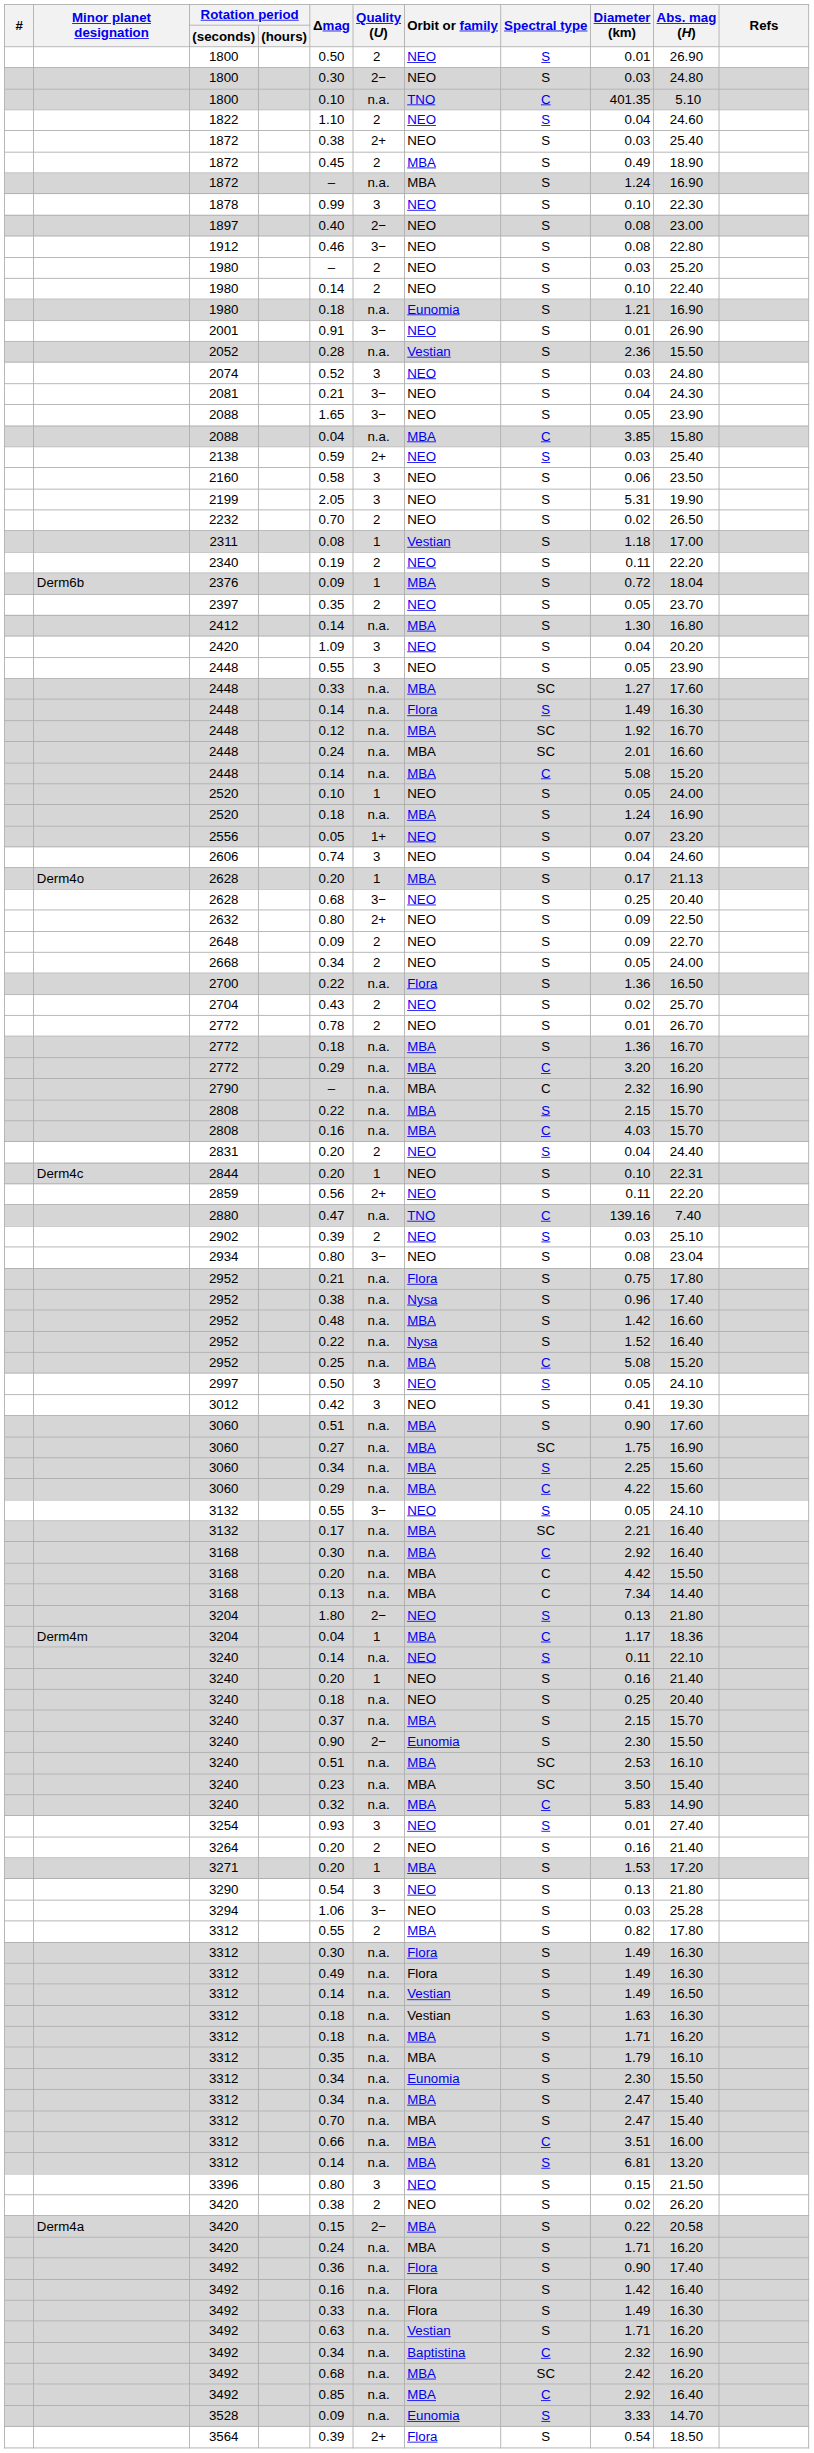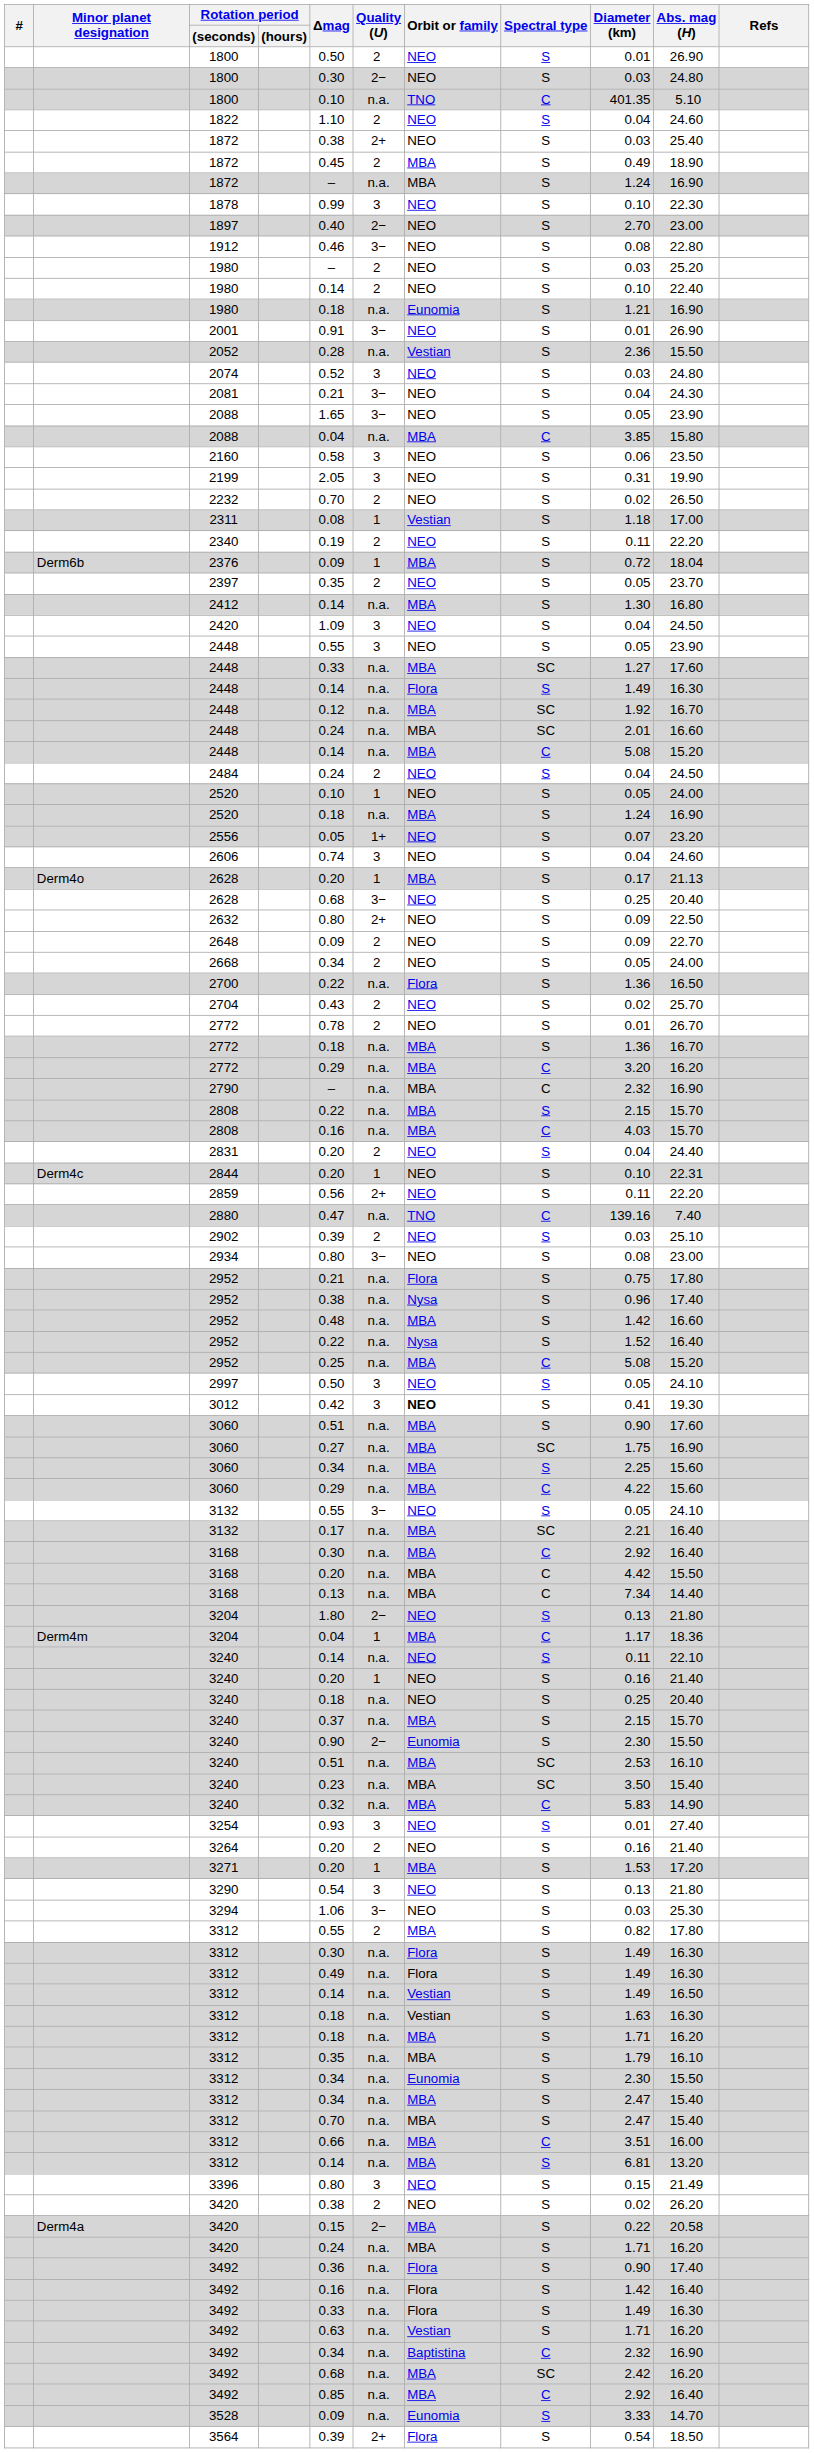(638, 225) 0.08 -> (638, 225) 2.70
- row: (112, 457)
(638, 499) 5.31 -> (638, 478) 0.31
(686, 646) 20.20 -> (686, 625) 24.50
+ row: (112, 773)
(686, 1257) 23.04 -> (686, 1257) 23.00
(422, 1405) normal -> (422, 1405) bold
(686, 1910) 25.28 -> (686, 1910) 25.30
(686, 2184) 21.50 -> (686, 2184) 21.49
